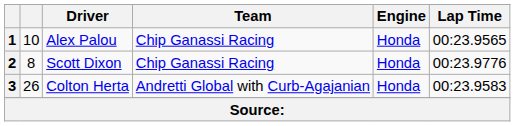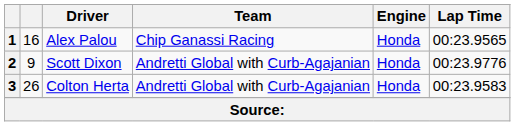(31, 40) 10 -> (31, 40) 16
(31, 63) 8 -> (31, 63) 9
(205, 63) Chip Ganassi Racing -> (253, 63) Andretti Global with Curb-Agajanian
